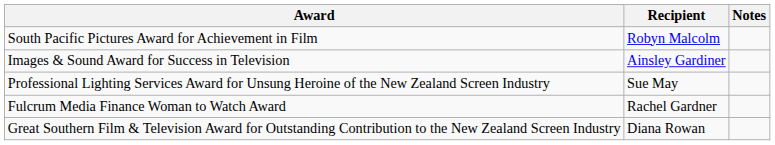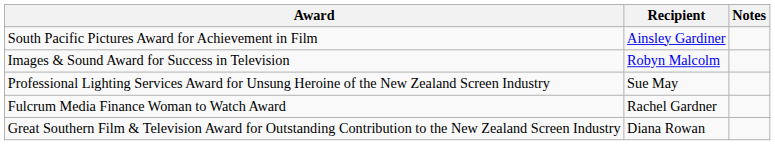(674, 38) Robyn Malcolm -> (676, 38) Ainsley Gardiner
(676, 60) Ainsley Gardiner -> (674, 60) Robyn Malcolm
